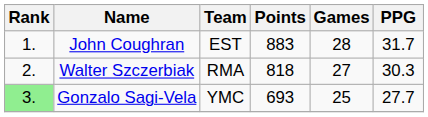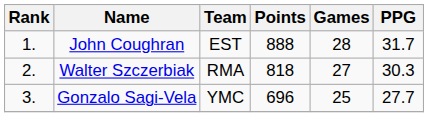(280, 44) 883 -> (280, 44) 888
(29, 97) lightgreen background -> (29, 97) no background
(280, 97) 693 -> (280, 97) 696
